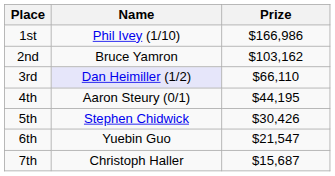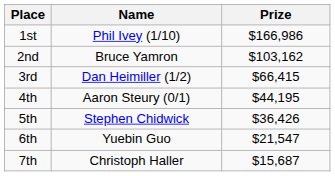(136, 77) lavender background -> (136, 77) no background
(276, 77) $66,110 -> (276, 77) $66,415
(276, 118) $30,426 -> (276, 118) $36,426
